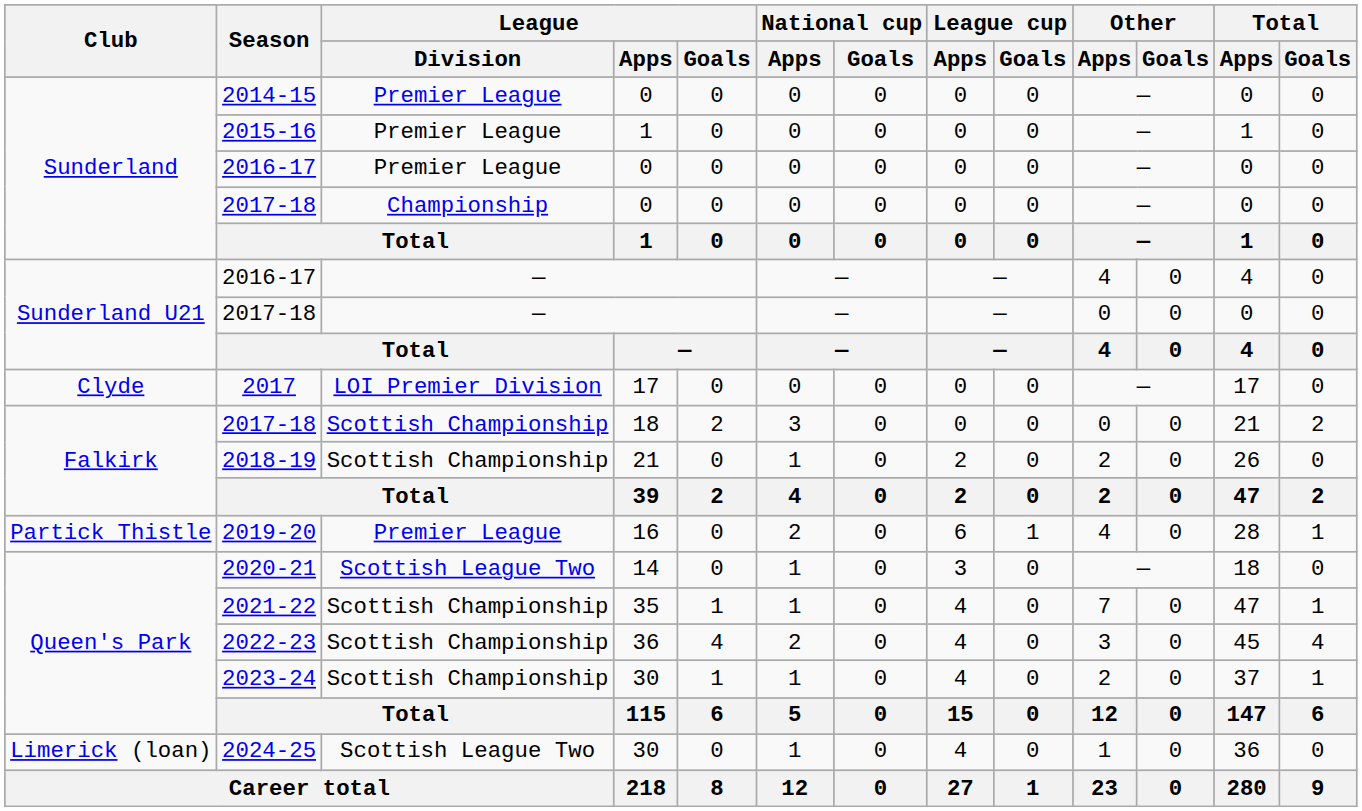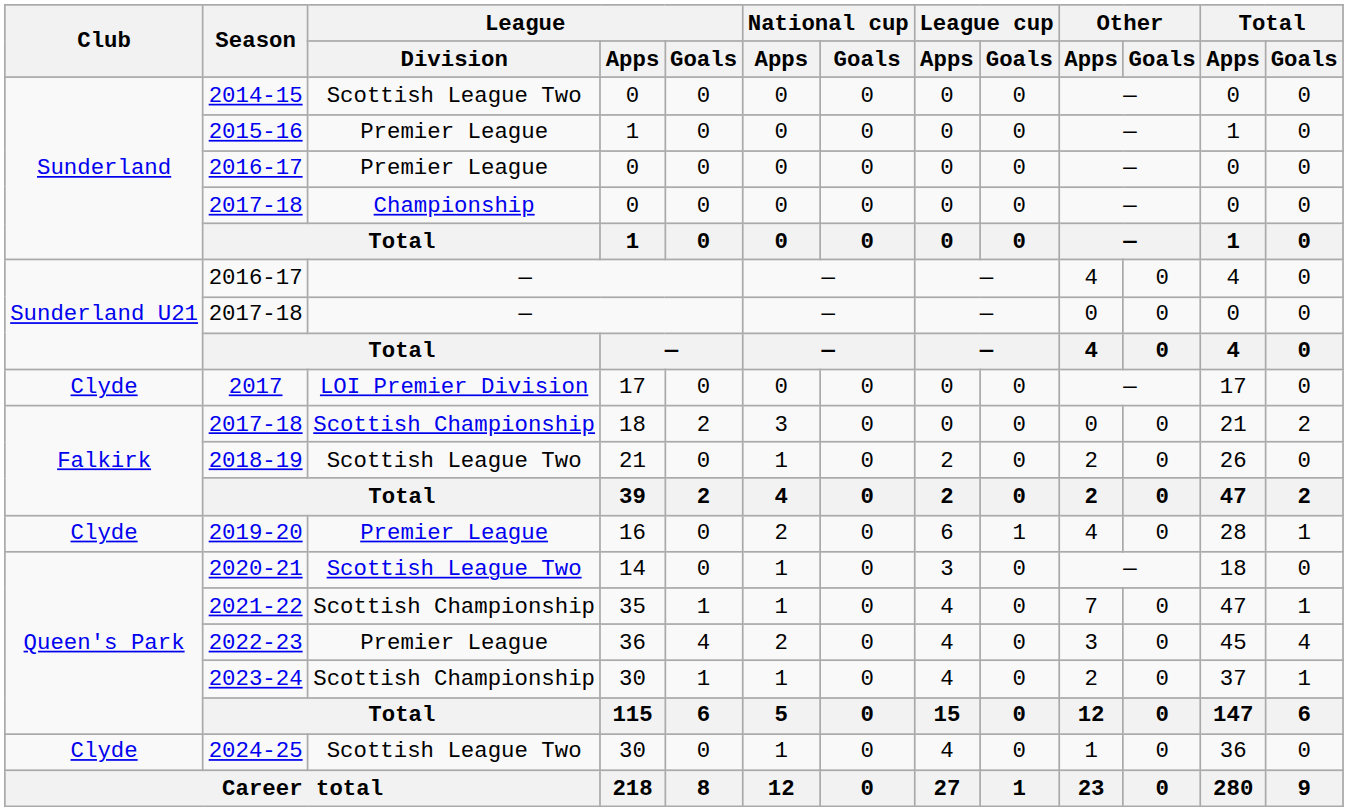(468, 96) Premier League -> (454, 96) Scottish League Two
(468, 460) Scottish Championship -> (454, 460) Scottish League Two
(111, 533) Partick Thistle -> (104, 533) Clyde
(468, 643) Scottish Championship -> (454, 643) Premier League
(111, 752) Limerick (loan) -> (104, 752) Clyde
